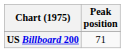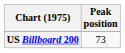(101, 39) 71 -> (101, 39) 73
